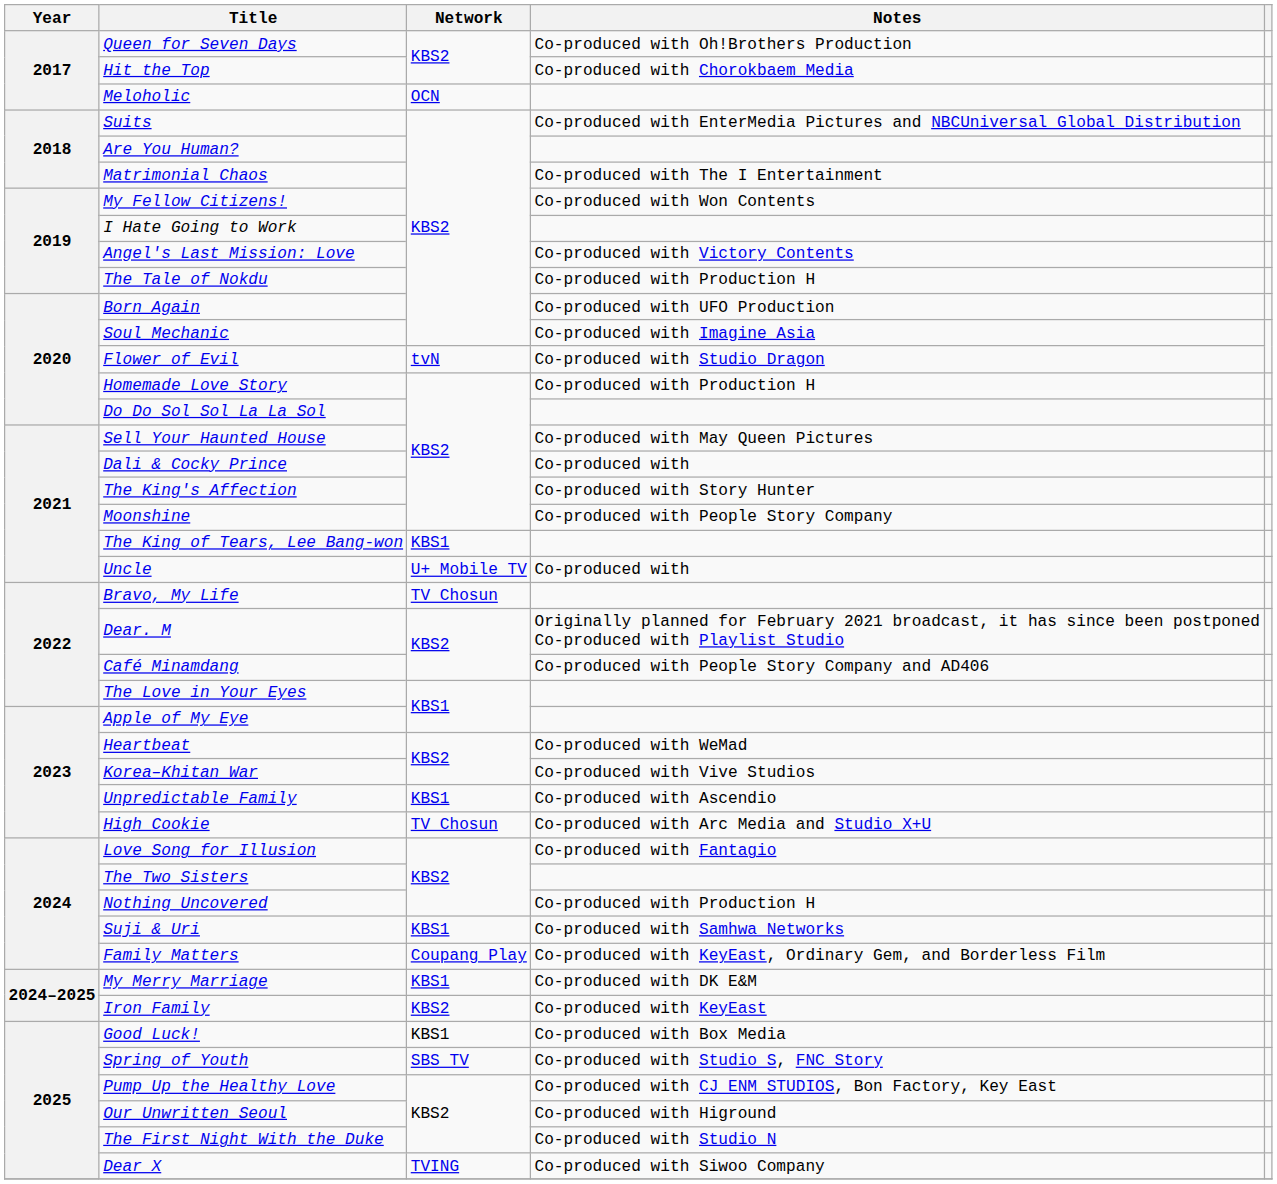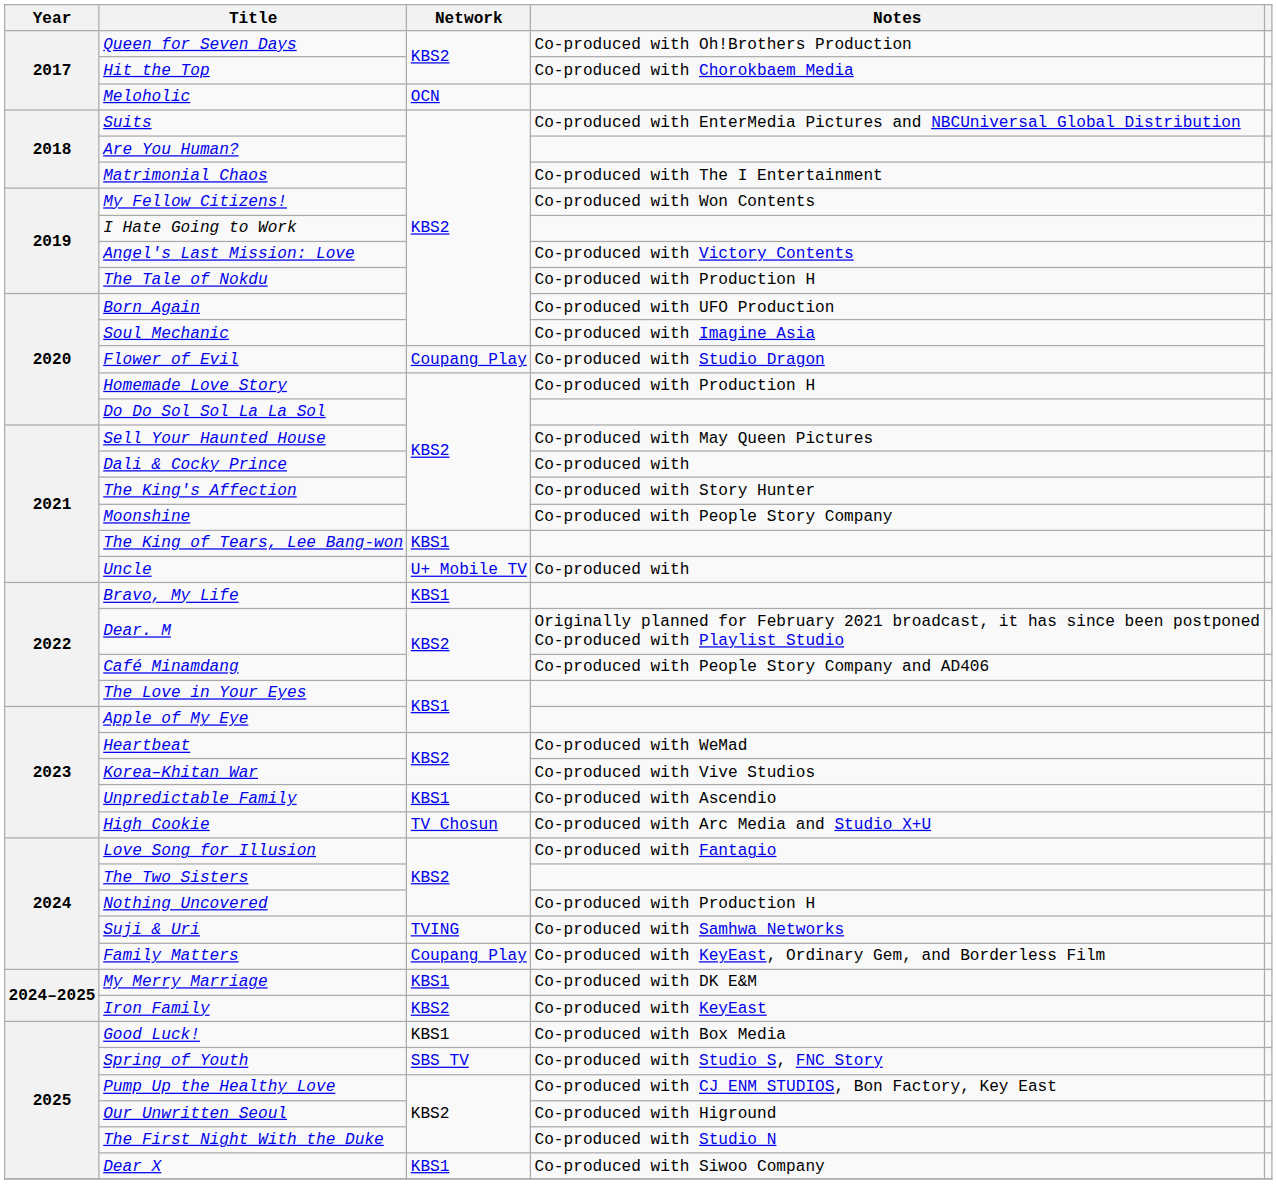(425, 359) tvN -> (469, 359) Coupang Play
(454, 596) TV Chosun -> (430, 596) KBS1
(430, 930) KBS1 -> (435, 930) TVING
(435, 1166) TVING -> (430, 1166) KBS1
